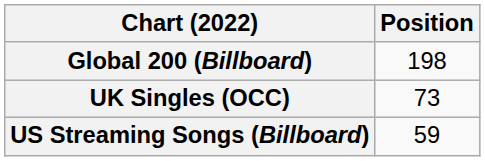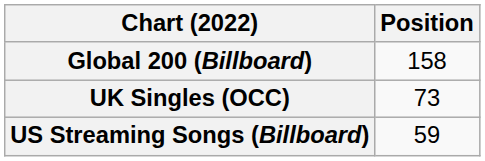(427, 60) 198 -> (427, 60) 158
